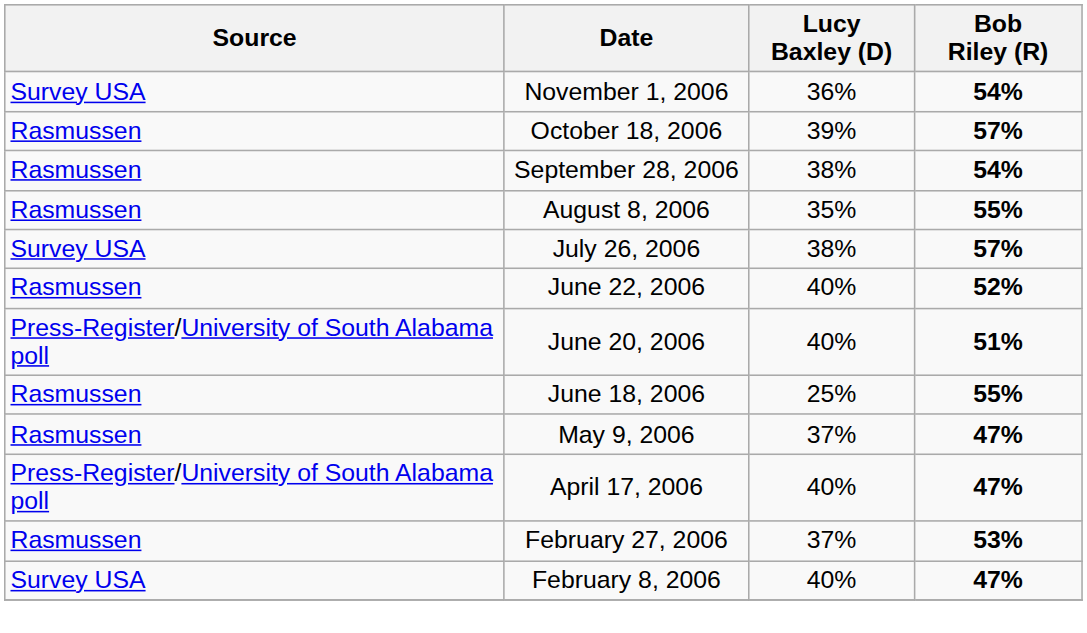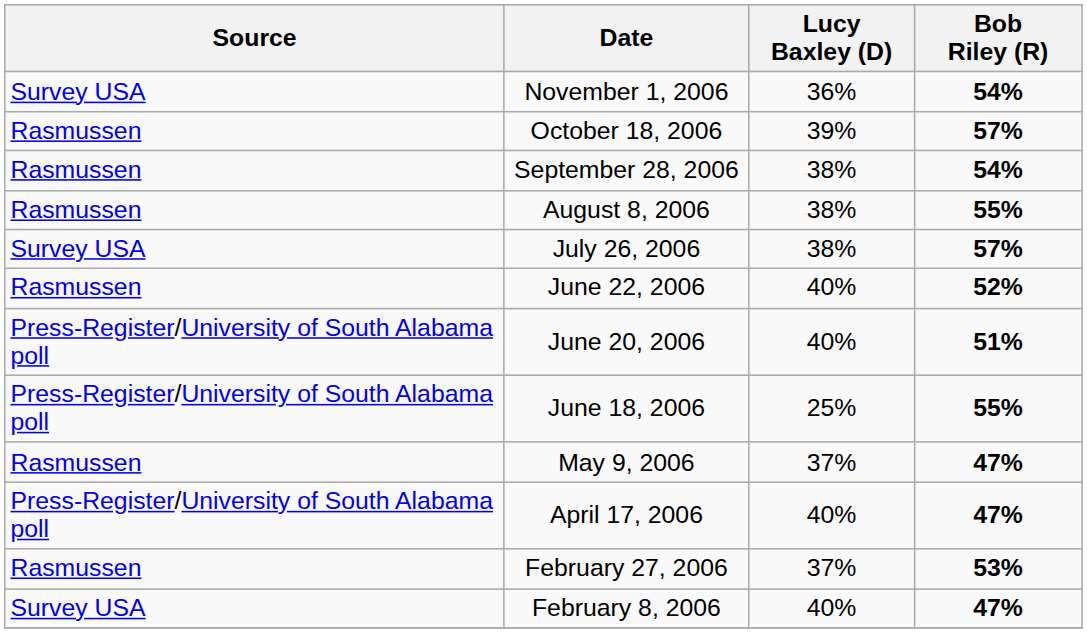(832, 209) 35% -> (832, 209) 38%
(76, 394) Rasmussen -> (252, 408) Press-Register/University of South Alabama poll
